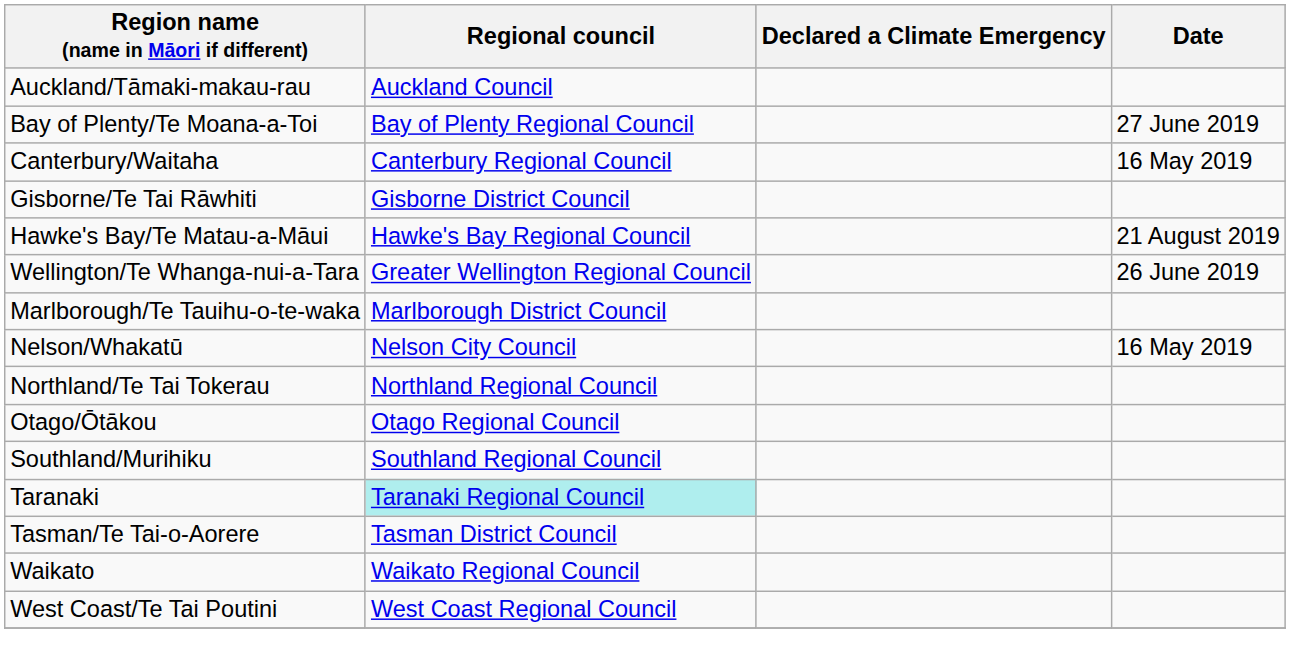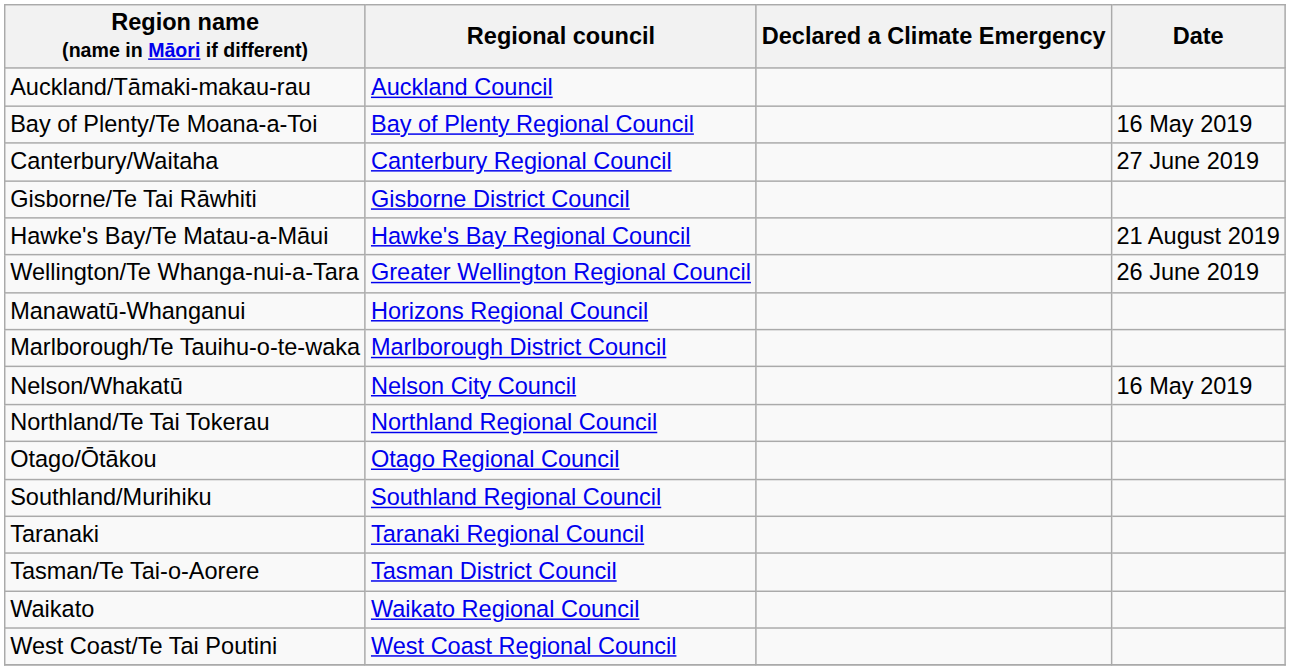(1188, 124) 27 June 2019 -> (1184, 124) 16 May 2019
(1184, 161) 16 May 2019 -> (1188, 161) 27 June 2019
+ row: (128, 310)
(508, 497) paleturquoise background -> (508, 534) no background
